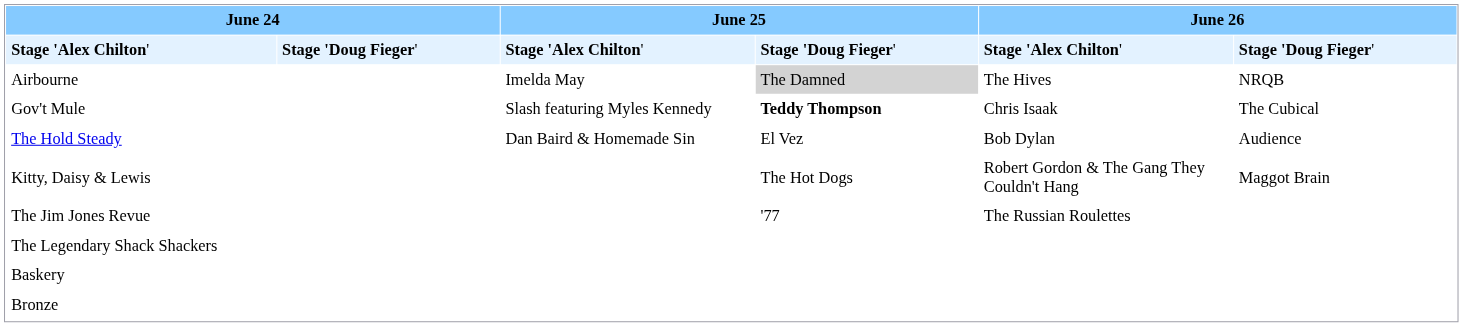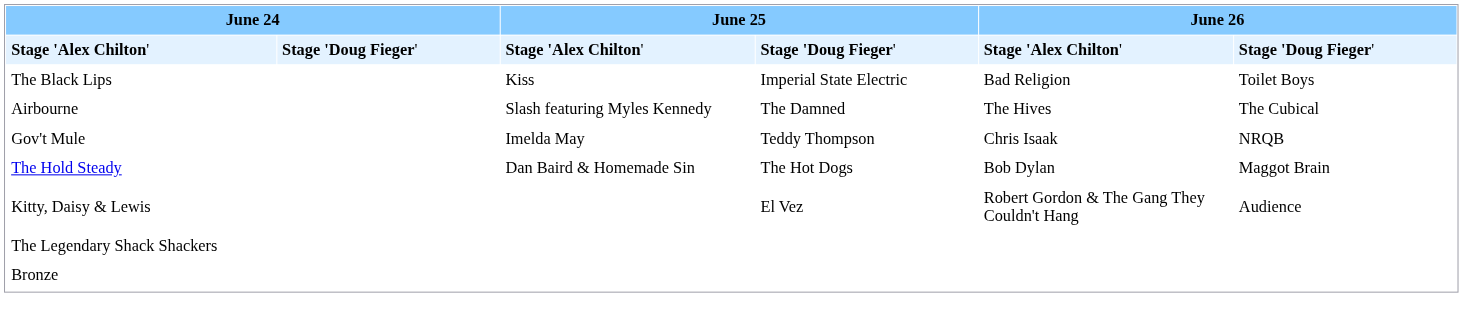+ row: (61, 79)
(545, 79) Imelda May -> (609, 109) Slash featuring Myles Kennedy
(803, 79) lightgrey background -> (803, 109) no background
(1262, 79) NRQB -> (1279, 109) The Cubical
(609, 109) Slash featuring Myles Kennedy -> (545, 138) Imelda May
(821, 109) bold -> (818, 138) normal
(1279, 109) The Cubical -> (1262, 138) NRQB
(782, 138) El Vez -> (807, 168) The Hot Dogs
(1270, 138) Audience -> (1284, 168) Maggot Brain
(807, 177) The Hot Dogs -> (782, 206) El Vez
(1284, 177) Maggot Brain -> (1270, 206) Audience
- row: (81, 216)
- row: (38, 275)
